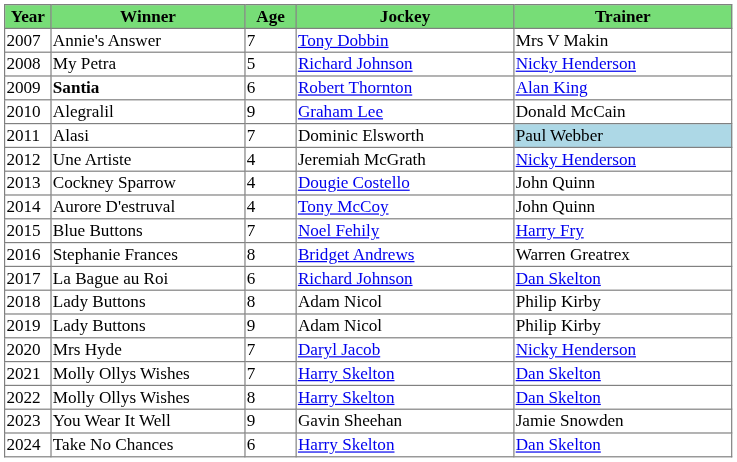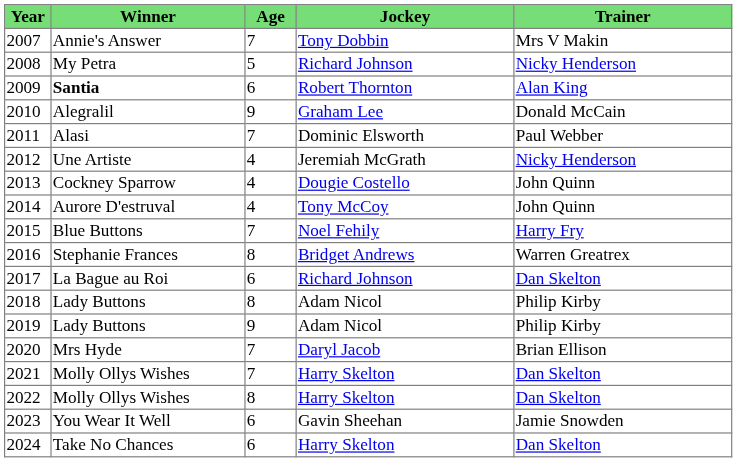(559, 135) lightblue background -> (559, 135) no background
(576, 349) Nicky Henderson -> (561, 349) Brian Ellison
(251, 421) 9 -> (251, 421) 6
